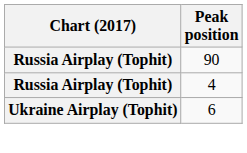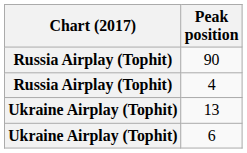+ row: (212, 110)
